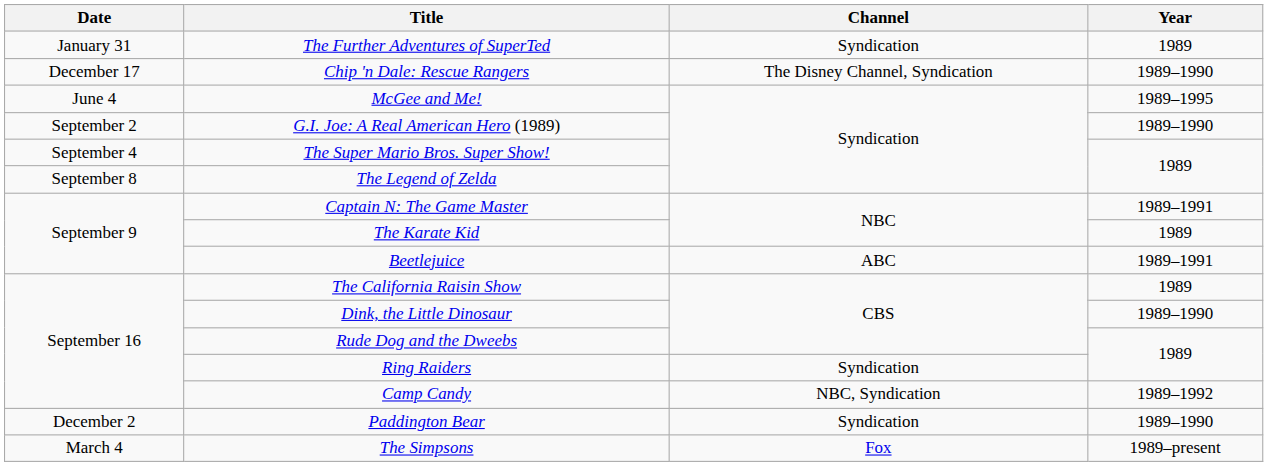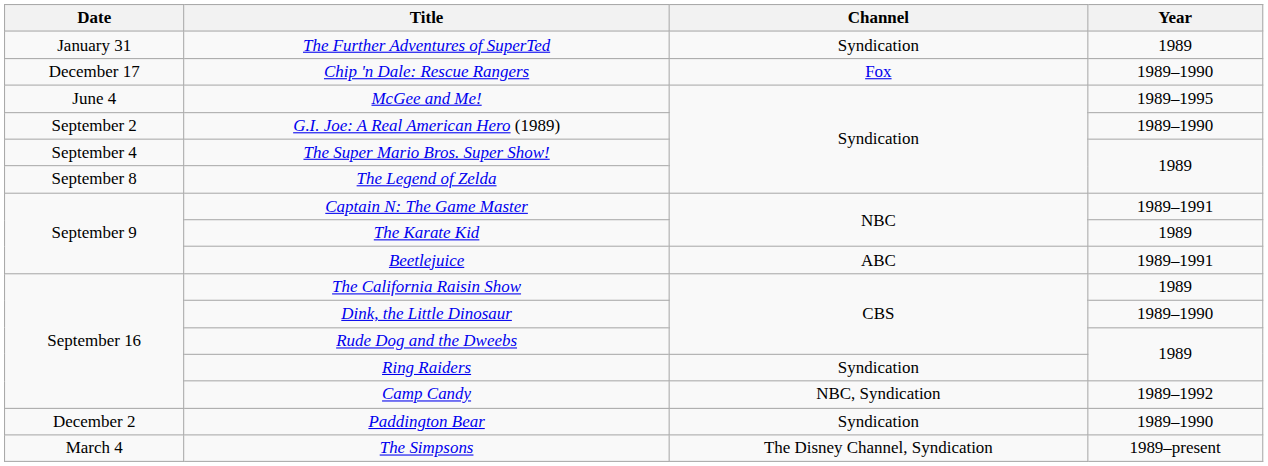(878, 71) The Disney Channel, Syndication -> (878, 71) Fox
(878, 448) Fox -> (878, 448) The Disney Channel, Syndication
